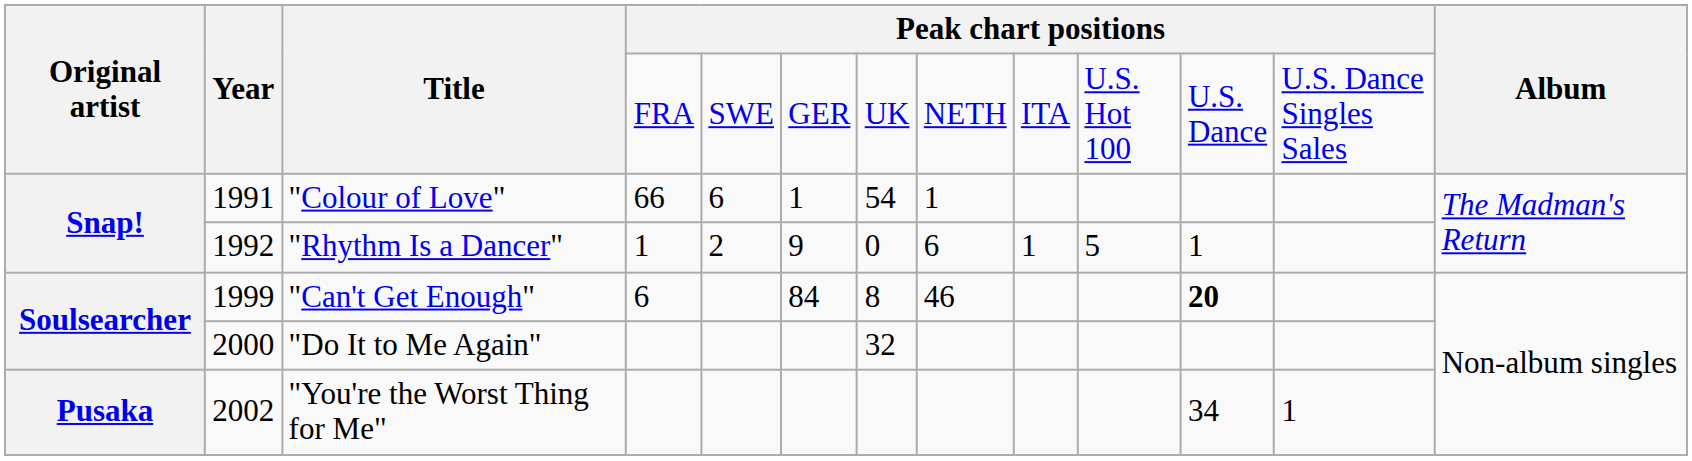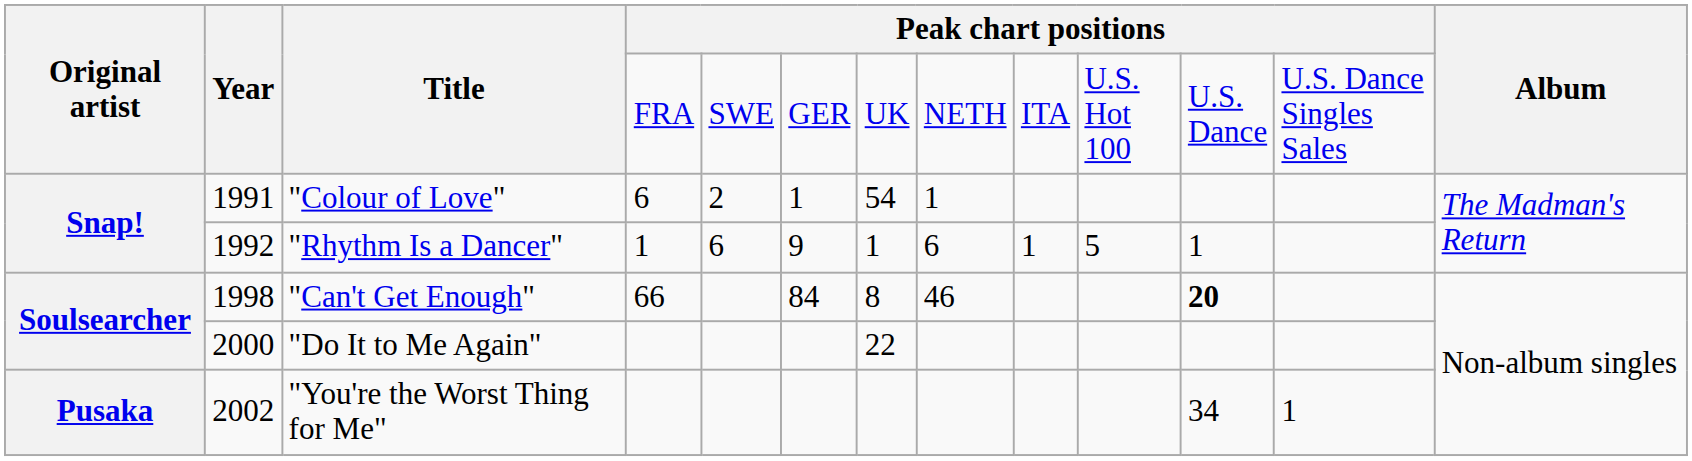(649, 197) 66 -> (642, 197) 6
(716, 197) 6 -> (716, 197) 2
(716, 246) 2 -> (716, 246) 6
(872, 246) 0 -> (872, 246) 1
(243, 295) 1999 -> (243, 295) 1998
(642, 295) 6 -> (649, 295) 66
(880, 345) 32 -> (880, 345) 22
